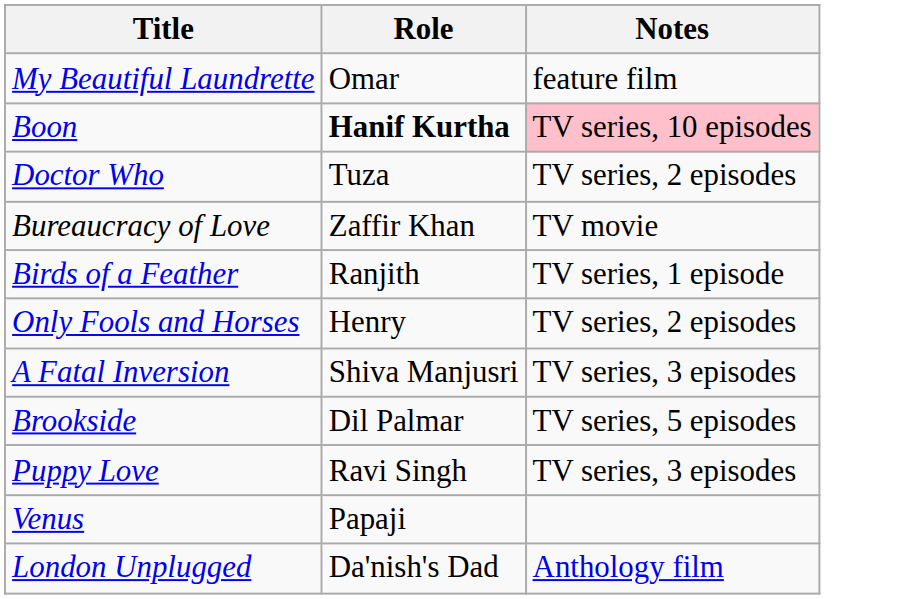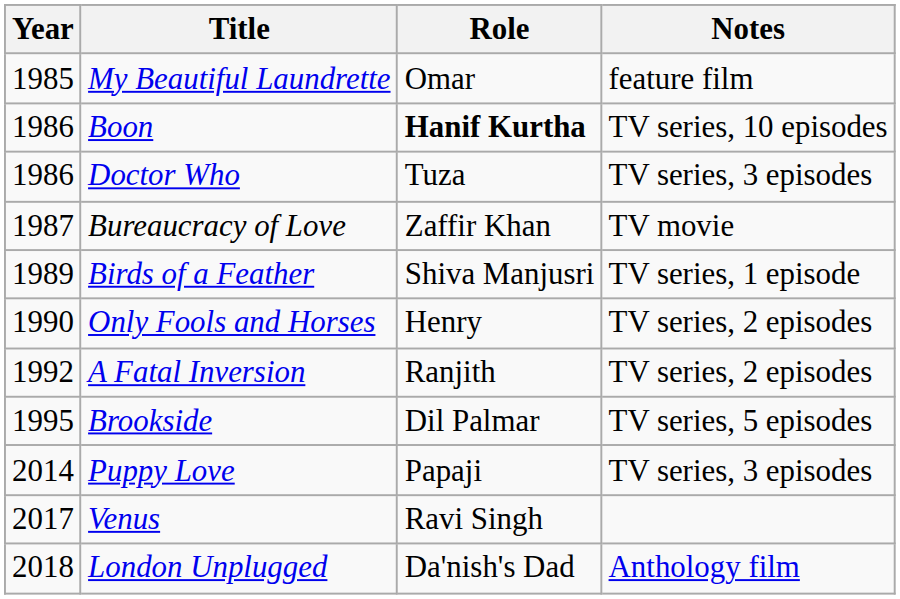+ column: (43, 28)
(672, 126) pink background -> (748, 126) no background
(664, 175) TV series, 2 episodes -> (740, 175) TV series, 3 episodes
(374, 273) Ranjith -> (500, 273) Shiva Manjusri
(424, 371) Shiva Manjusri -> (450, 371) Ranjith
(664, 371) TV series, 3 episodes -> (740, 371) TV series, 2 episodes
(398, 469) Ravi Singh -> (443, 469) Papaji
(367, 518) Papaji -> (474, 518) Ravi Singh
